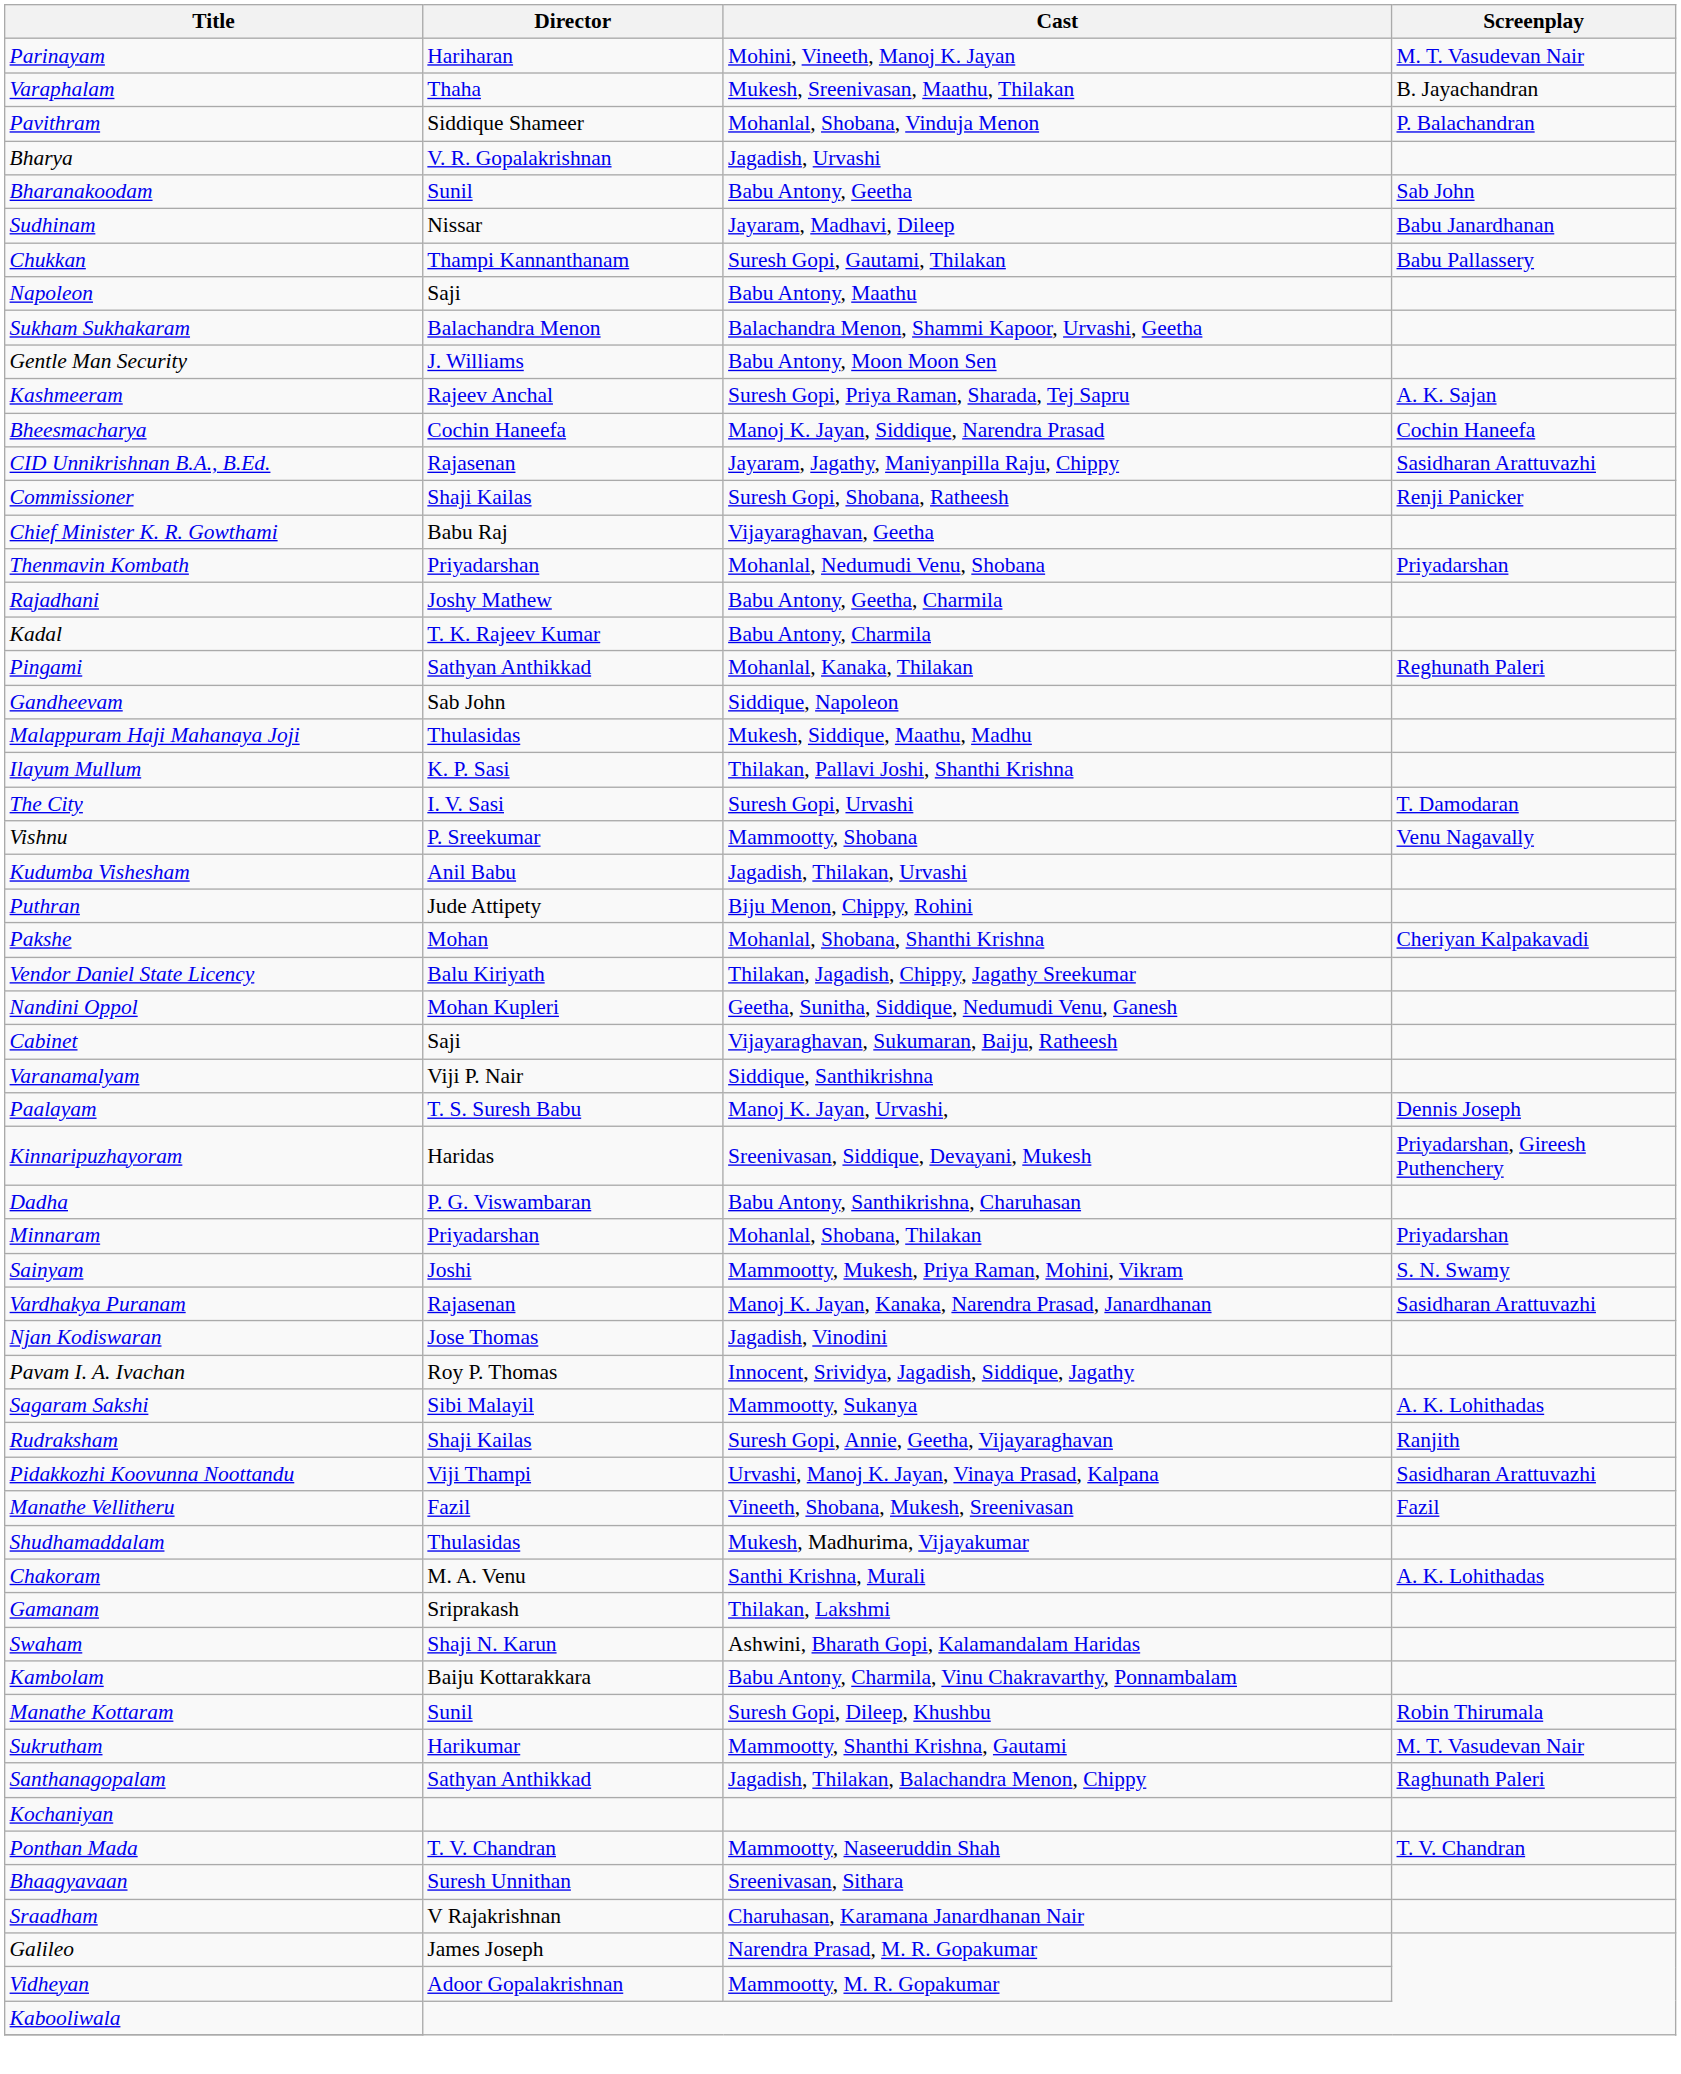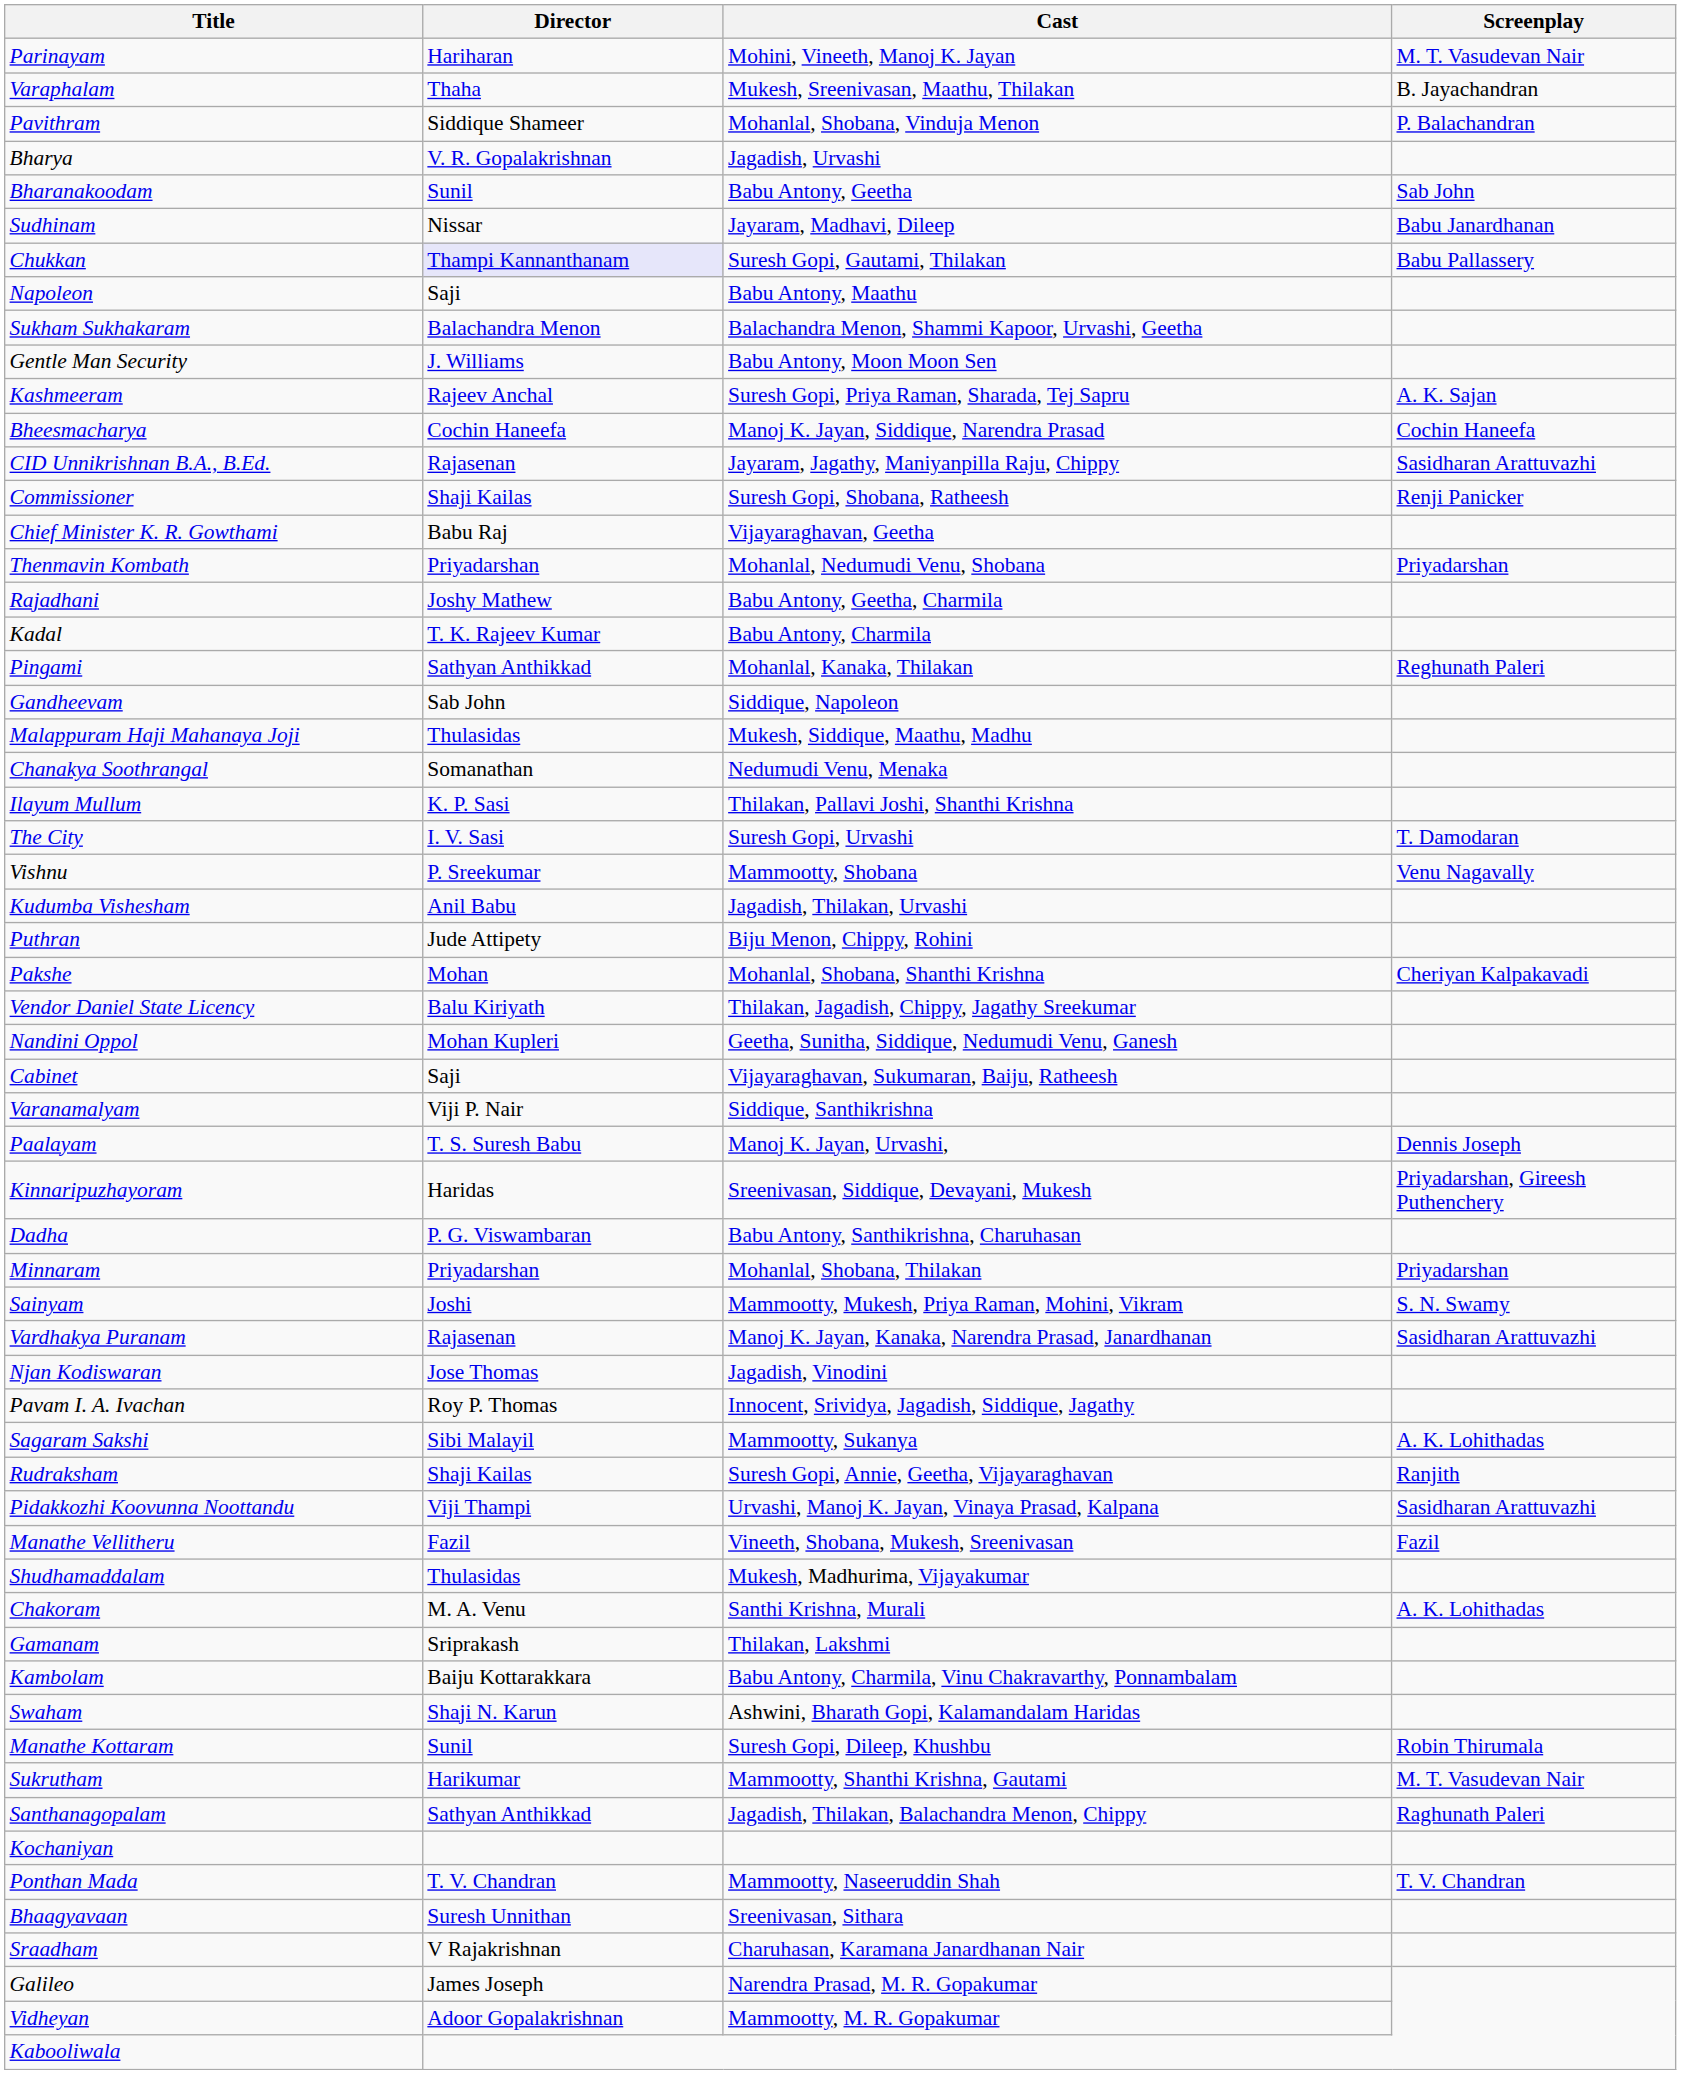(528, 259) no background -> (528, 259) lavender background
+ row: (109, 769)
rows swapped: (46, 1643) <-> (57, 1677)
